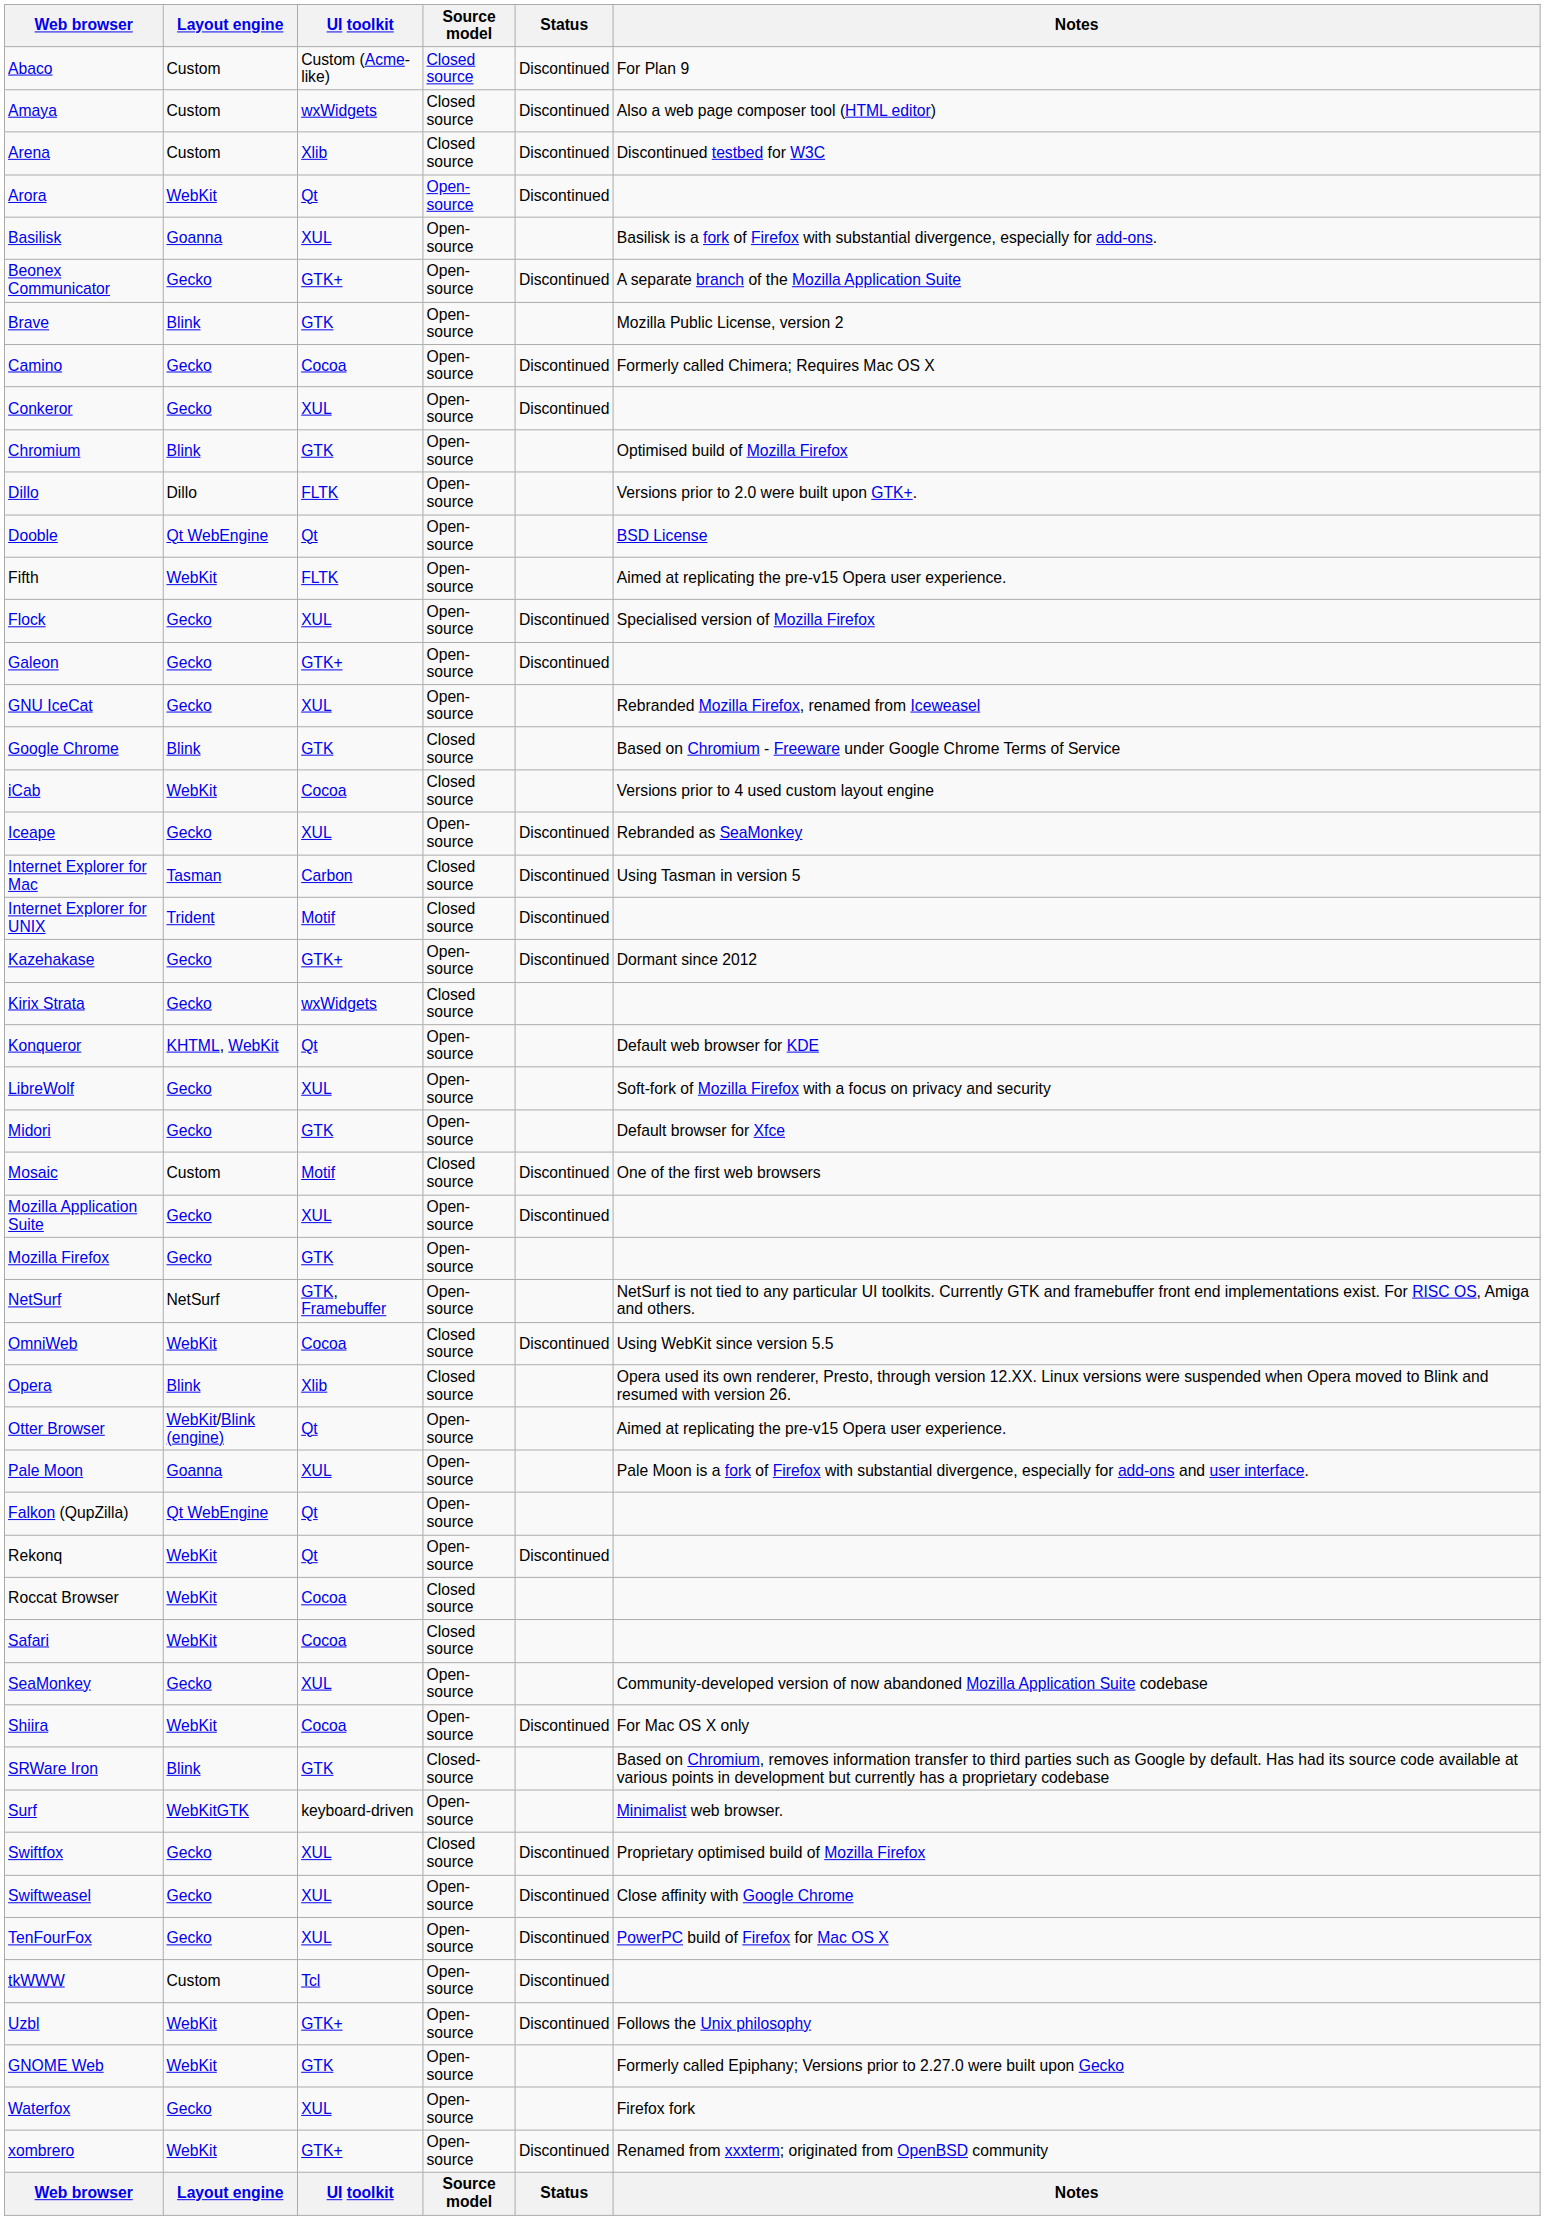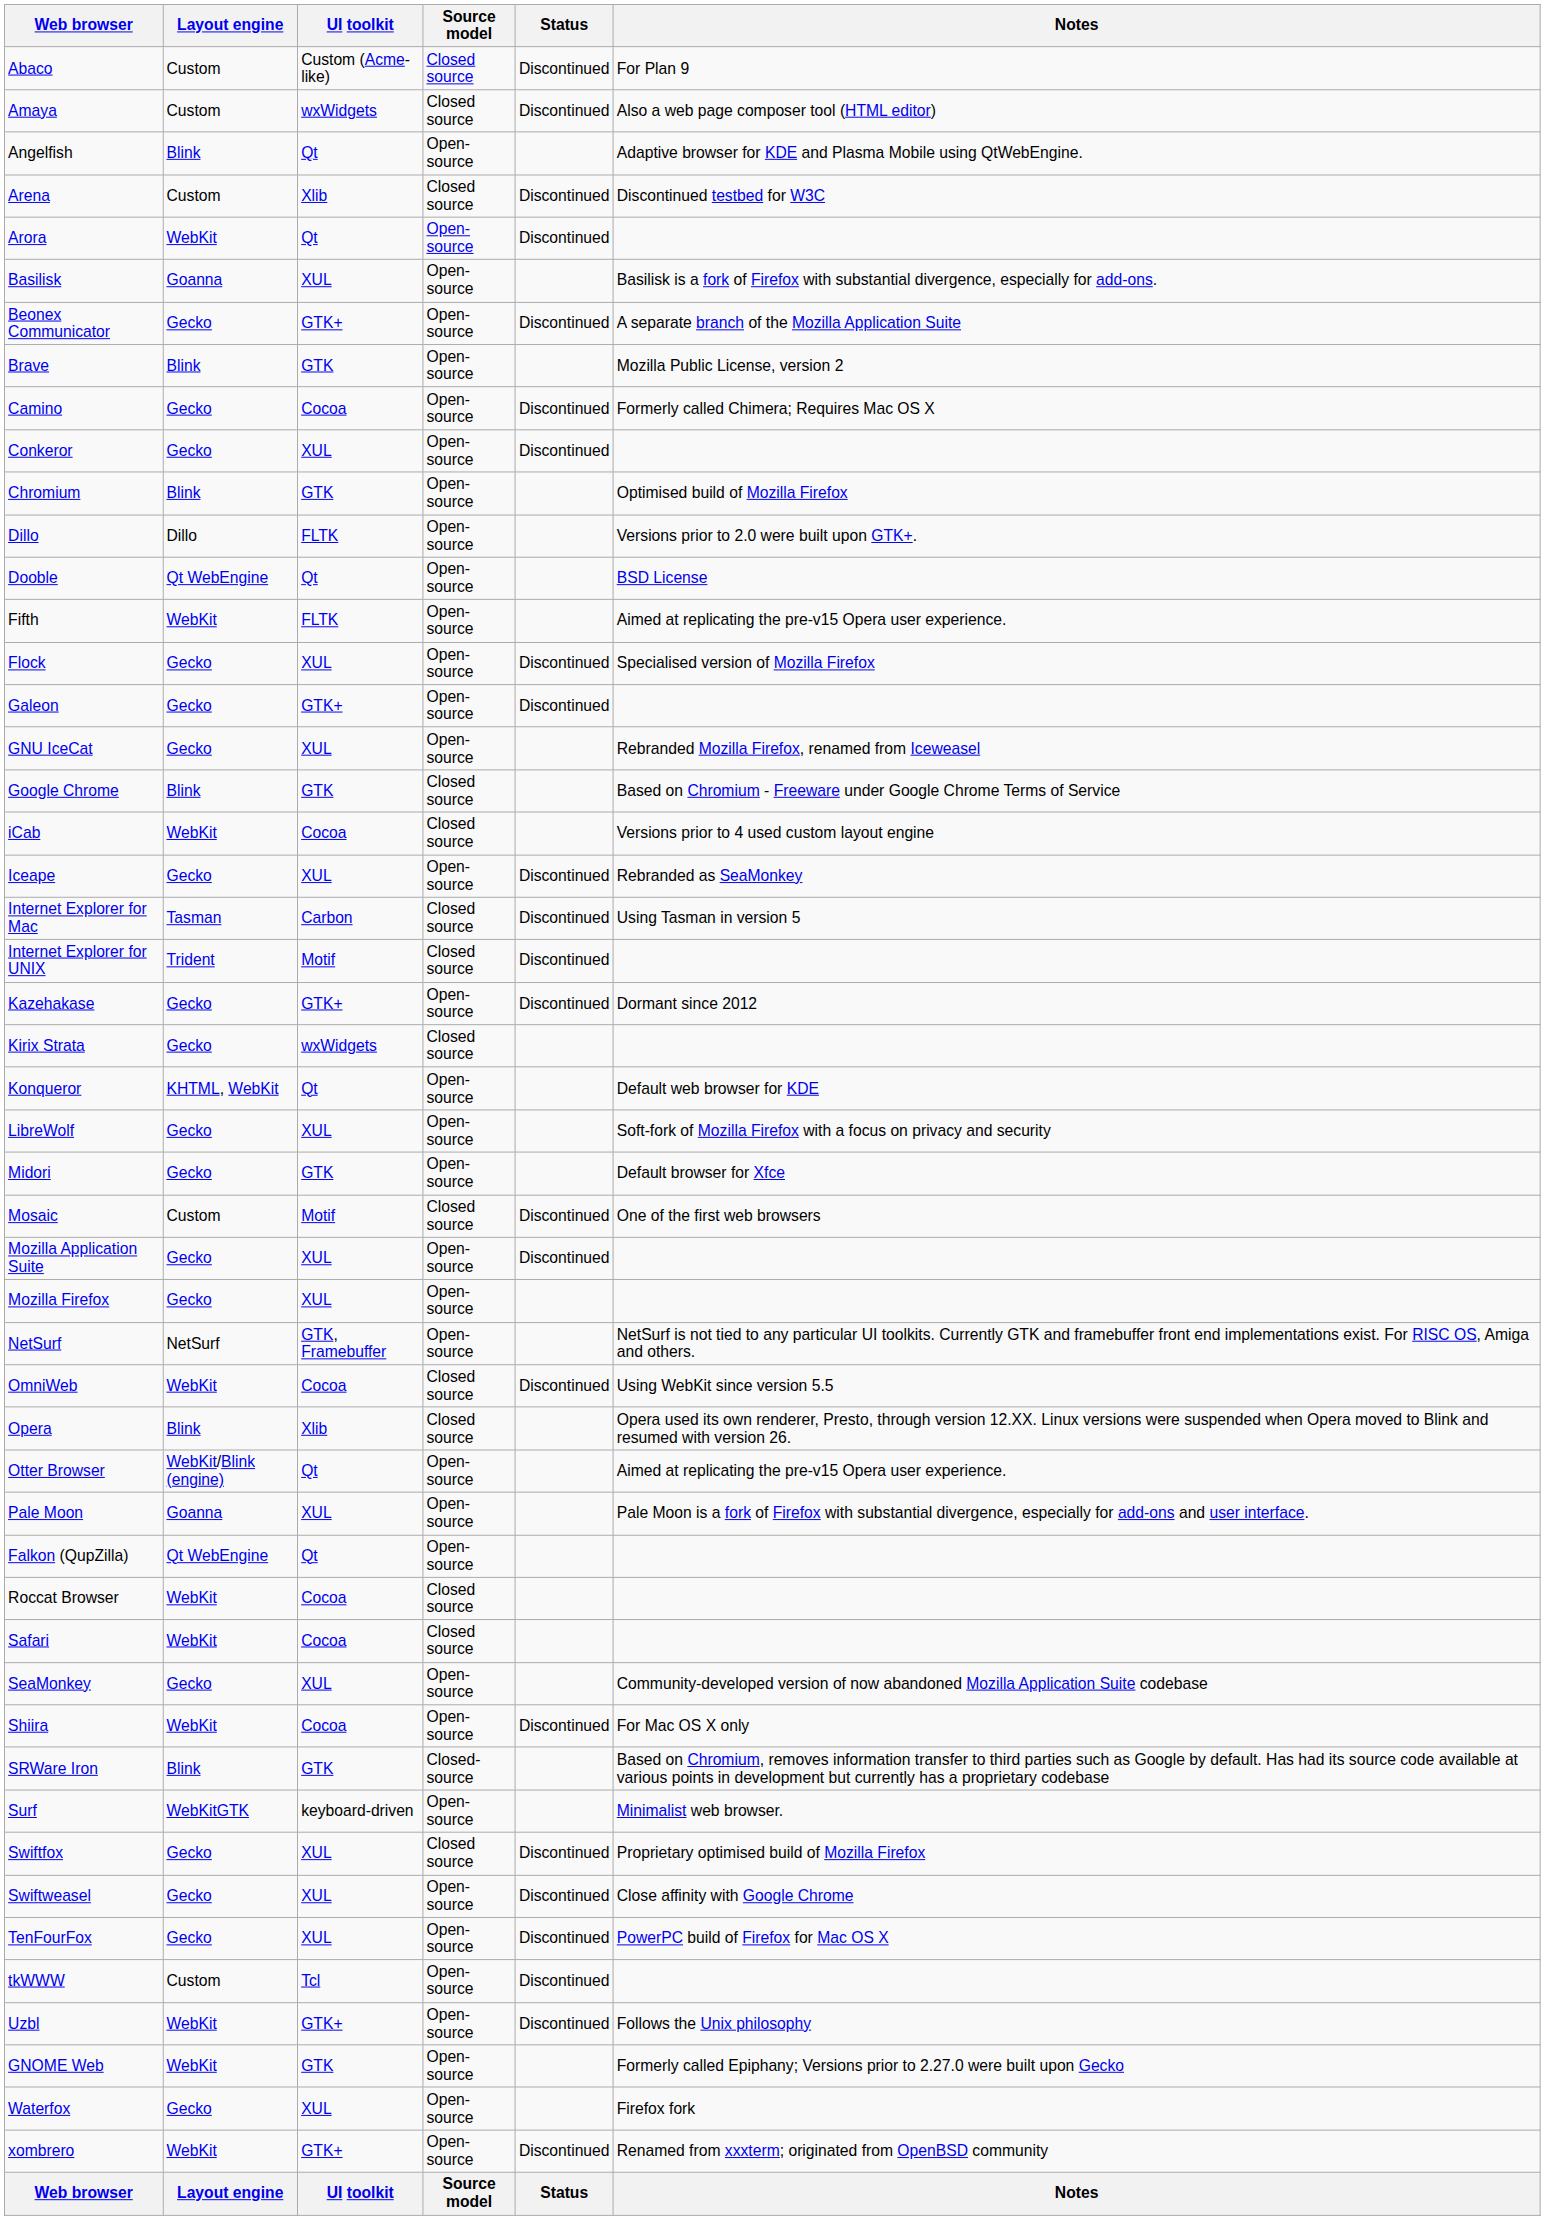+ row: (40, 153)
(317, 1258) GTK -> (316, 1300) XUL
- row: (35, 1556)
